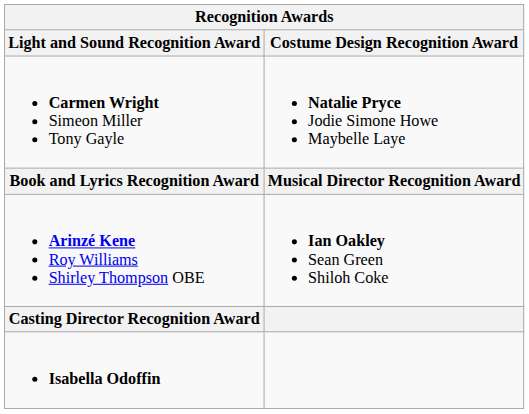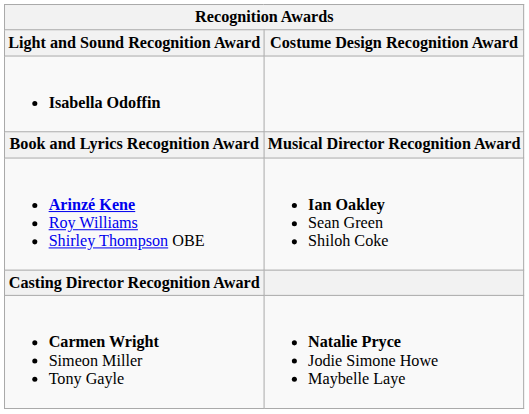rows swapped: (134, 121) <-> (134, 379)
